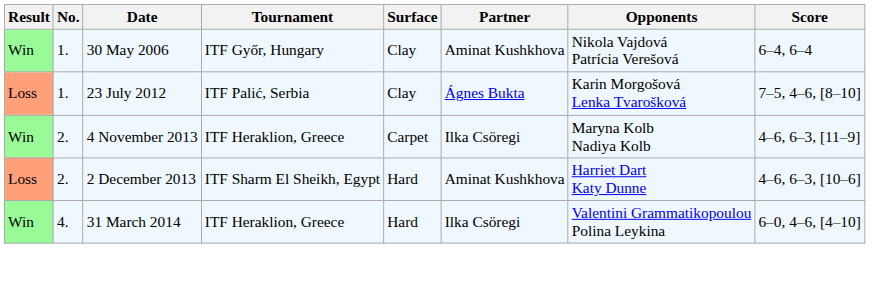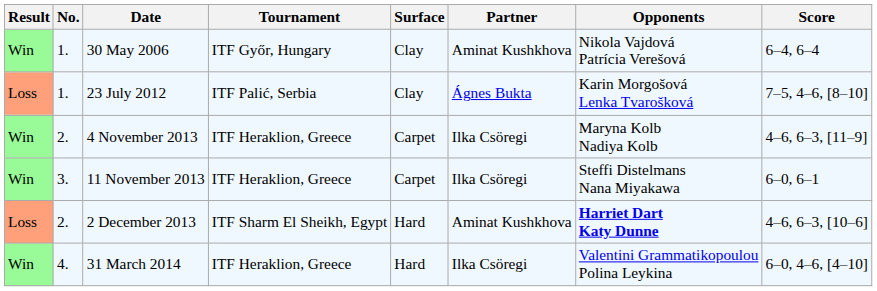+ row: (146, 178)
(609, 178) normal -> (621, 221) bold
